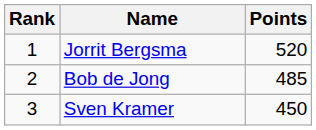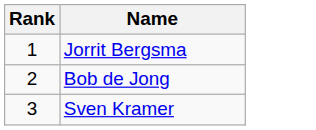- column: (278, 19)
